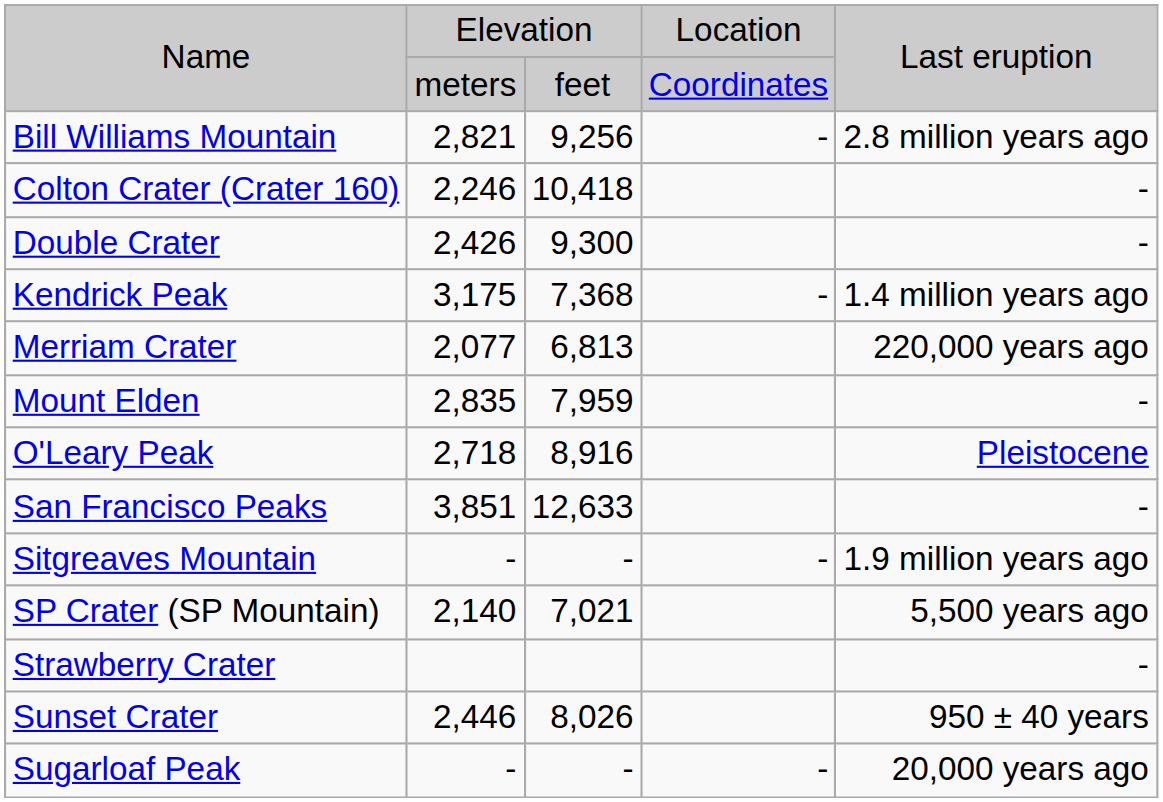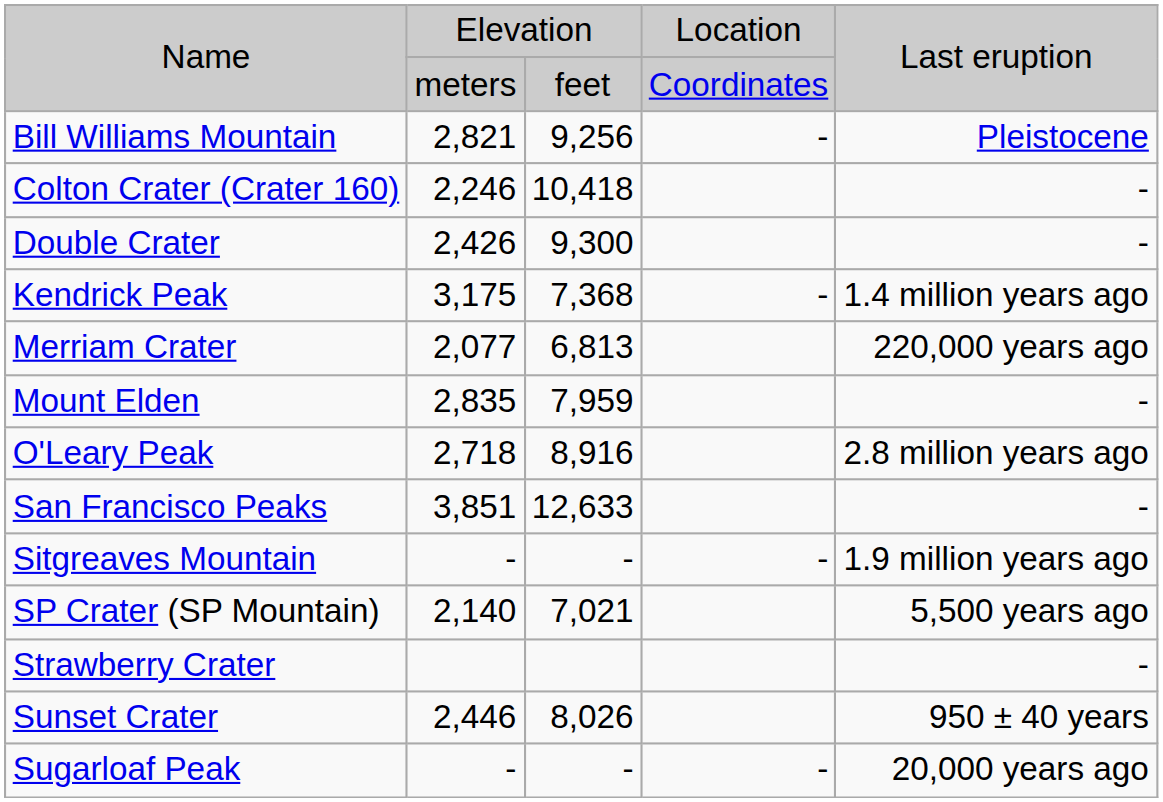(996, 136) 2.8 million years ago -> (1063, 136) Pleistocene
(1063, 453) Pleistocene -> (996, 453) 2.8 million years ago
